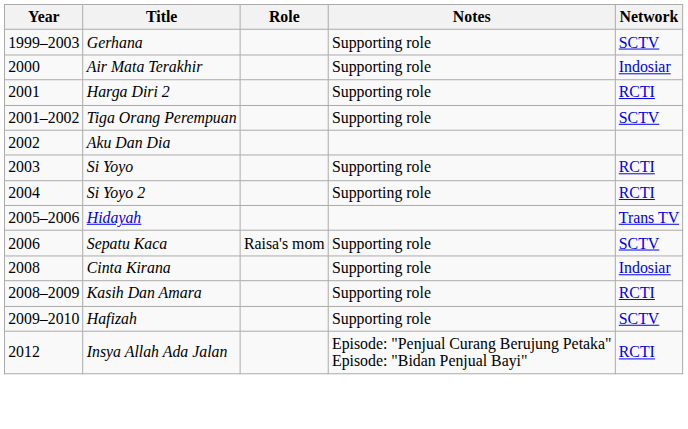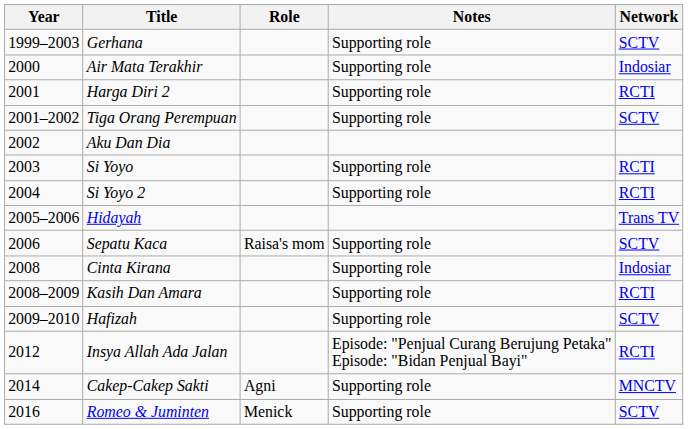+ row: (148, 386)
+ row: (148, 411)
